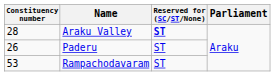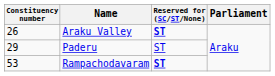(12, 32) 28 -> (12, 32) 26
(12, 48) 26 -> (12, 48) 29
(160, 63) normal -> (160, 63) bold
